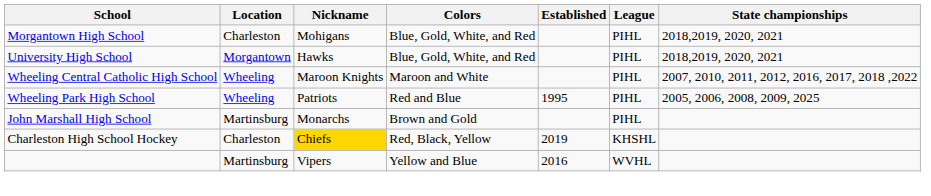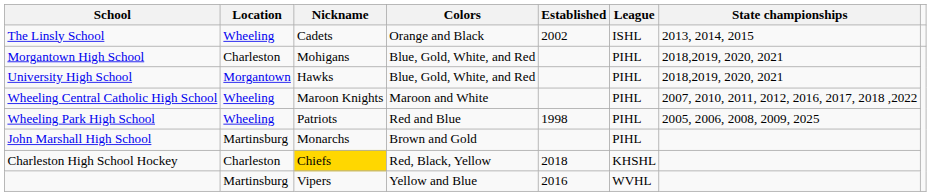+ row: (56, 35)
(554, 98) 1995 -> (554, 118) 1998
(554, 139) 2019 -> (554, 160) 2018
